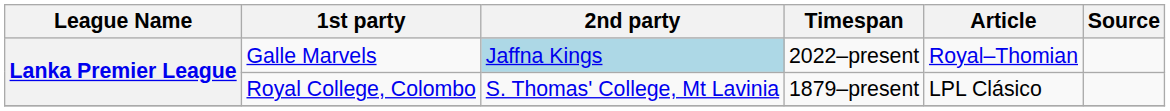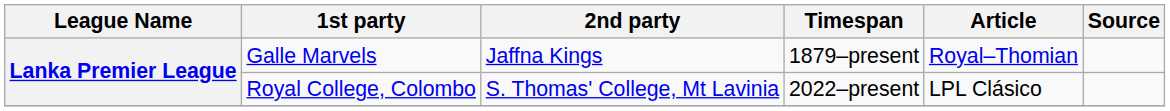(544, 55) lightblue background -> (544, 55) no background
(854, 55) 2022–present -> (854, 55) 1879–present
(854, 88) 1879–present -> (854, 88) 2022–present
